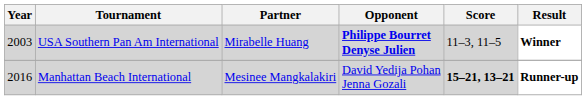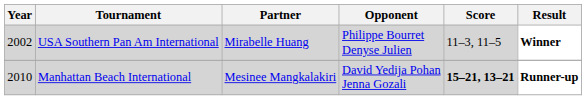(20, 42) 2003 -> (20, 42) 2002
(386, 42) bold -> (383, 42) normal
(20, 77) 2016 -> (20, 77) 2010
